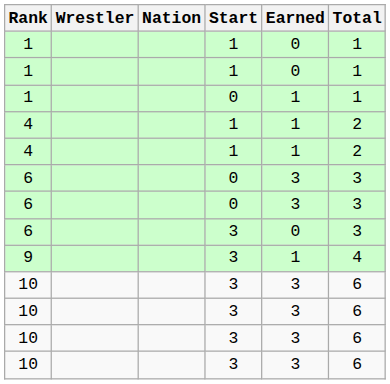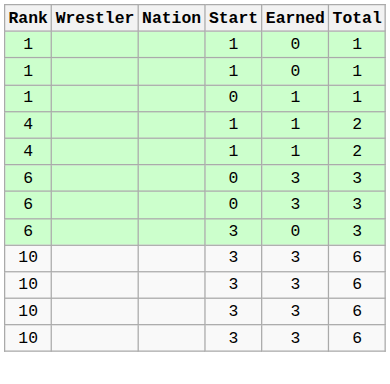- row: (28, 258)
